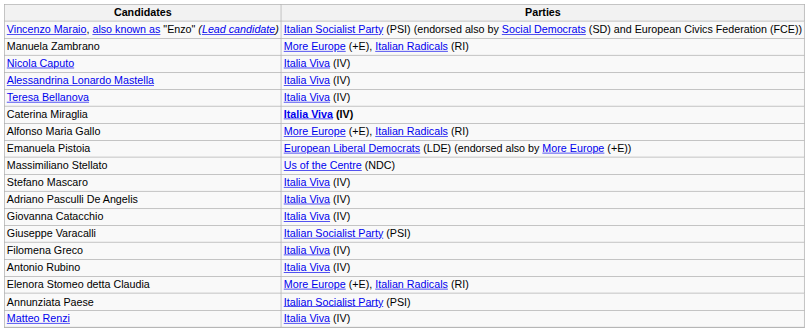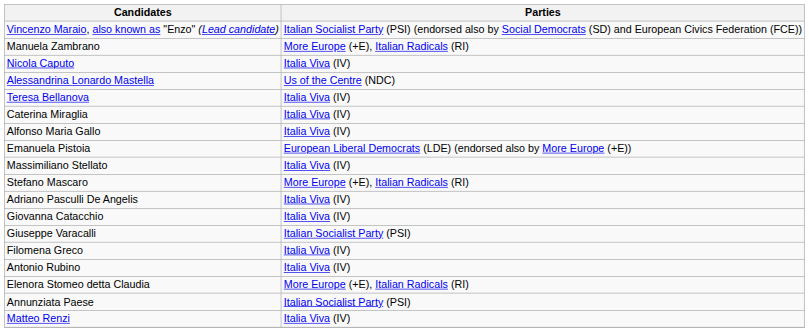(317, 81) Italia Viva (IV) -> (339, 81) Us of the Centre (NDC)
(319, 115) bold -> (317, 115) normal
(376, 132) More Europe (+E), Italian Radicals (RI) -> (317, 132) Italia Viva (IV)
(339, 166) Us of the Centre (NDC) -> (317, 166) Italia Viva (IV)
(317, 183) Italia Viva (IV) -> (376, 183) More Europe (+E), Italian Radicals (RI)
